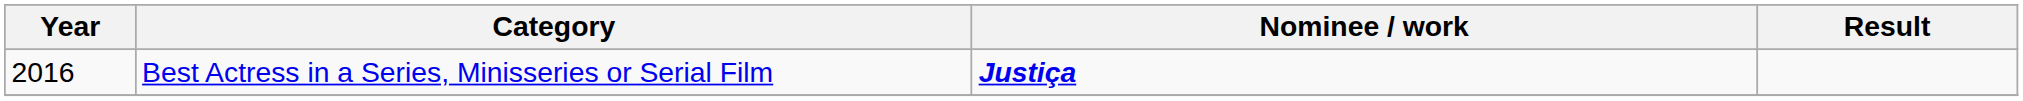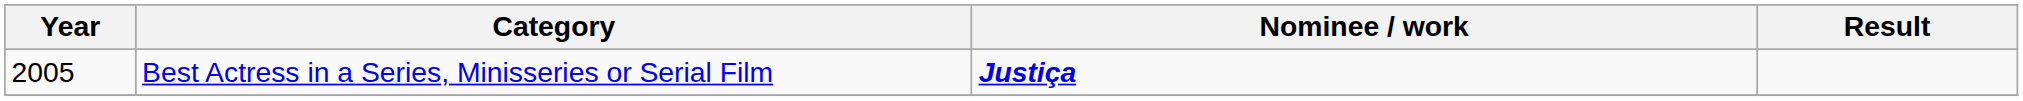(43, 71) 2016 -> (43, 71) 2005
